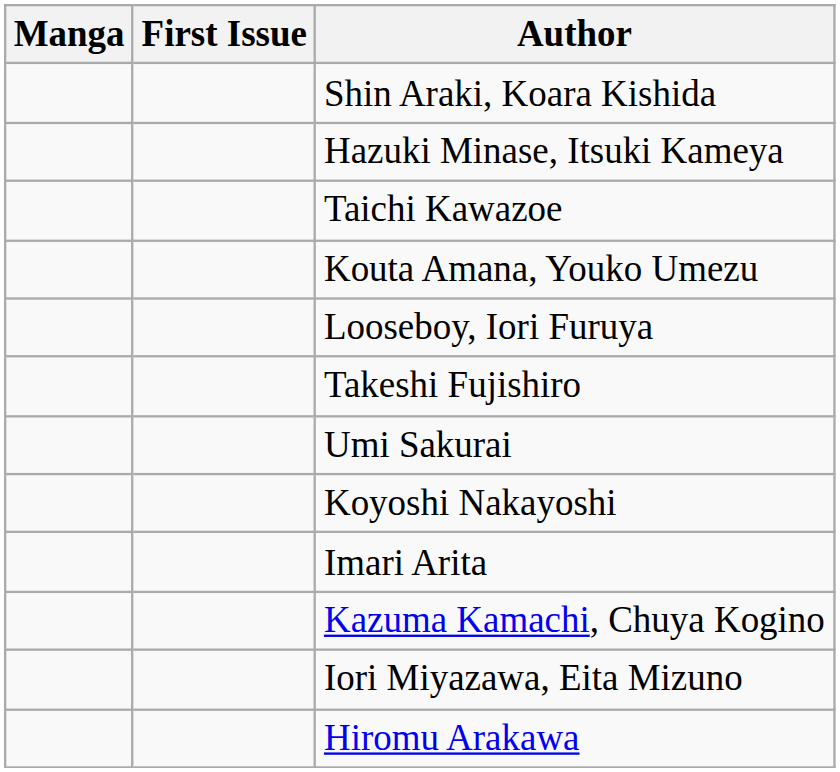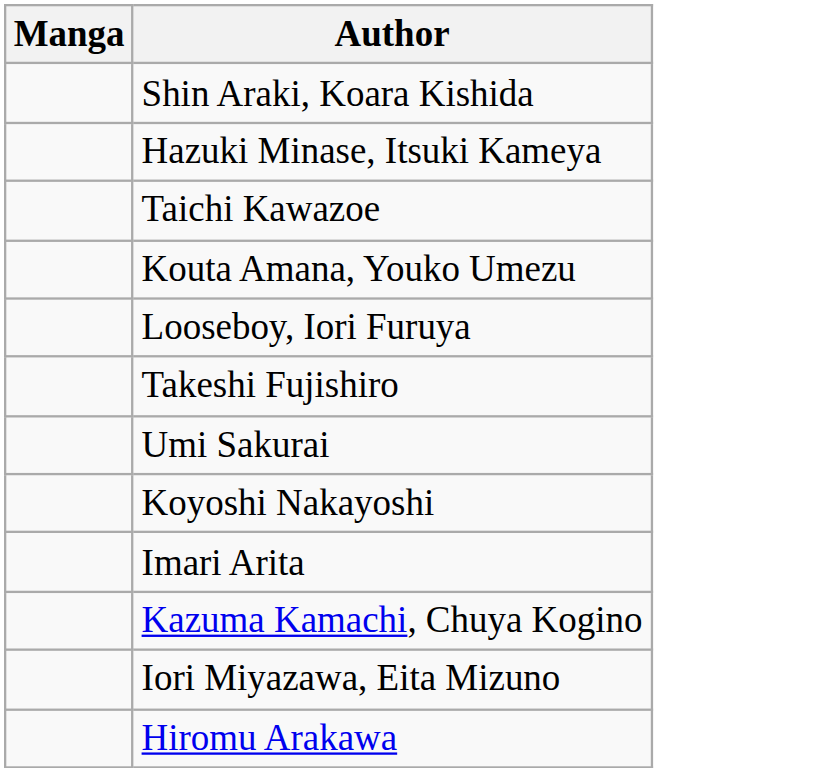- column: (224, 33)
